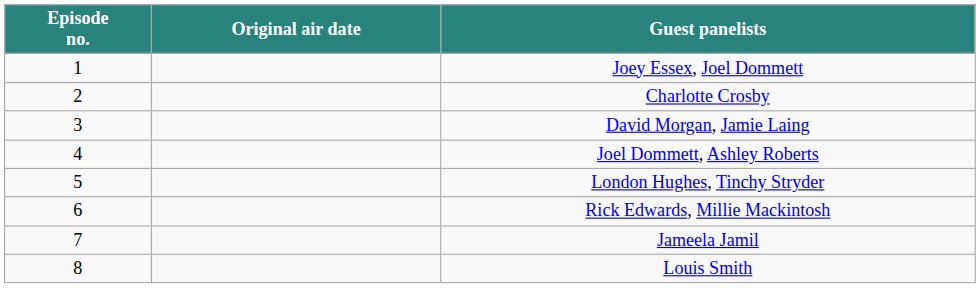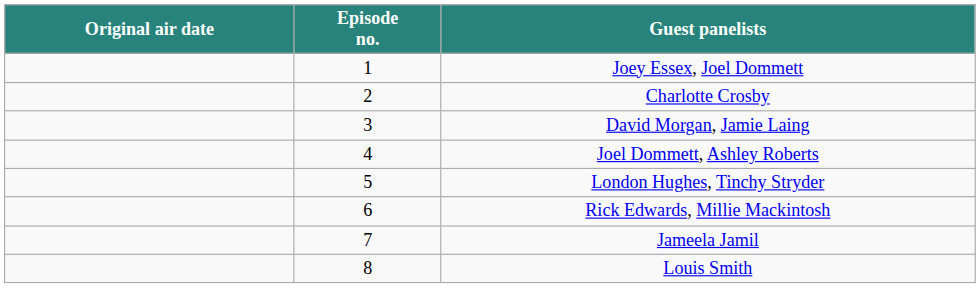columns swapped: (78, 29) <-> (296, 29)
